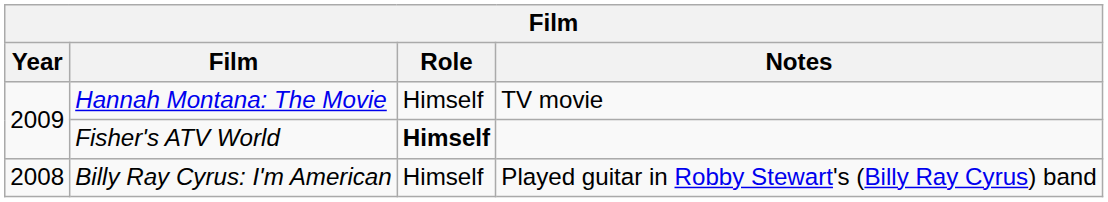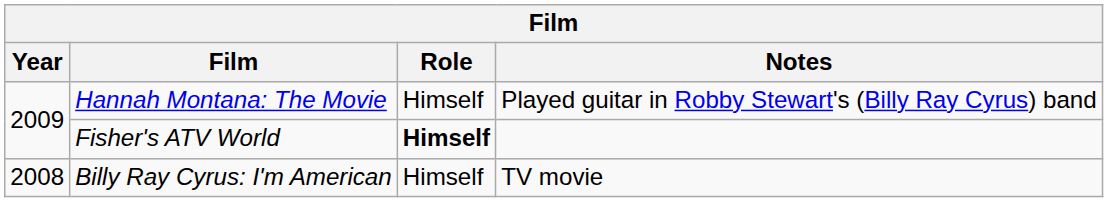(552, 100) TV movie -> (799, 100) Played guitar in Robby Stewart's (Billy Ray Cyrus) band
(799, 176) Played guitar in Robby Stewart's (Billy Ray Cyrus) band -> (552, 176) TV movie
